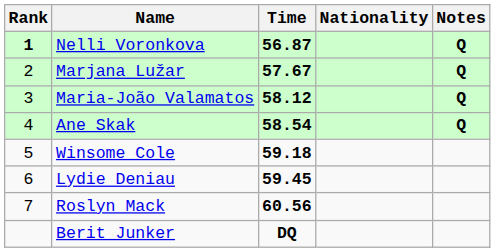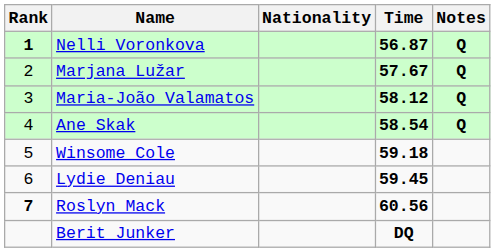columns swapped: (374, 18) <-> (287, 18)
(28, 206) normal -> (28, 206) bold
